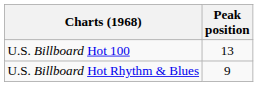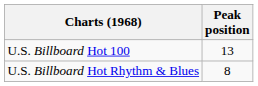(227, 71) 9 -> (227, 71) 8
